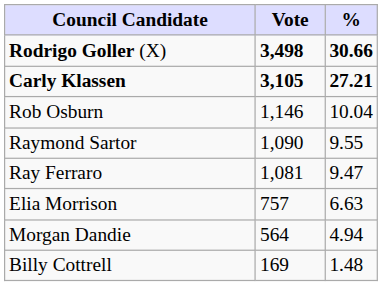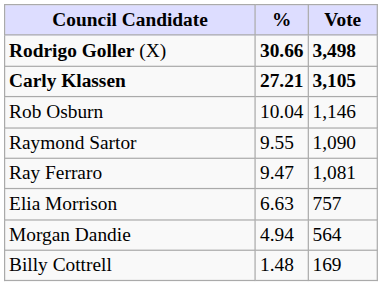columns swapped: (290, 19) <-> (351, 19)
